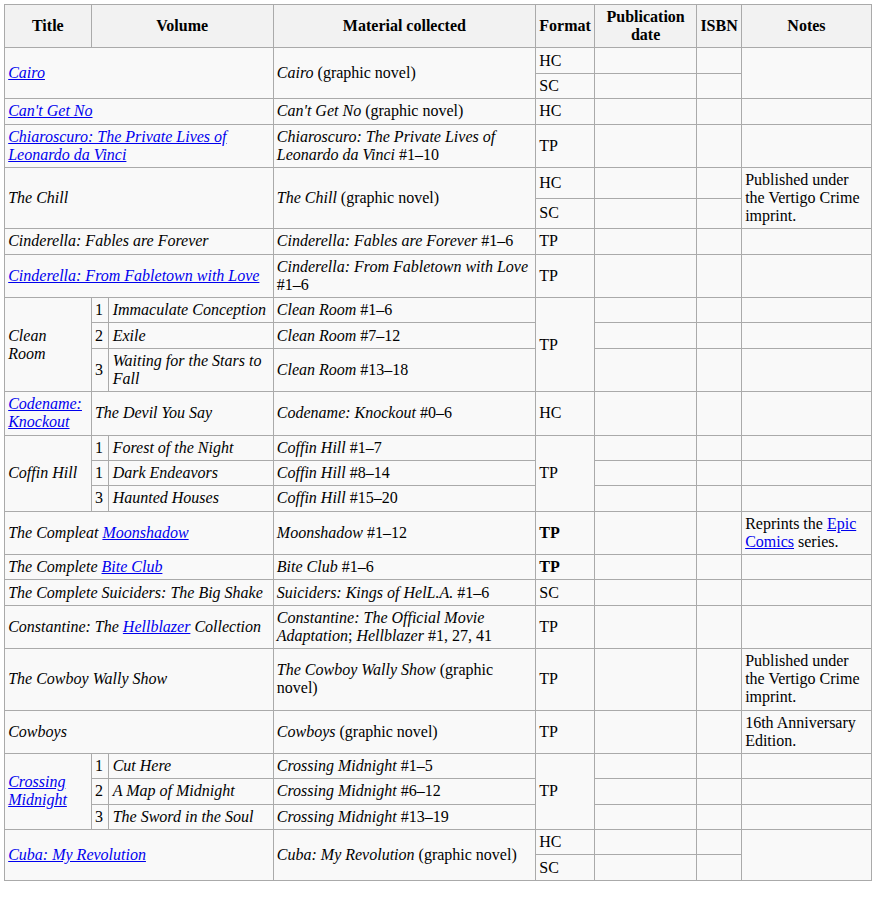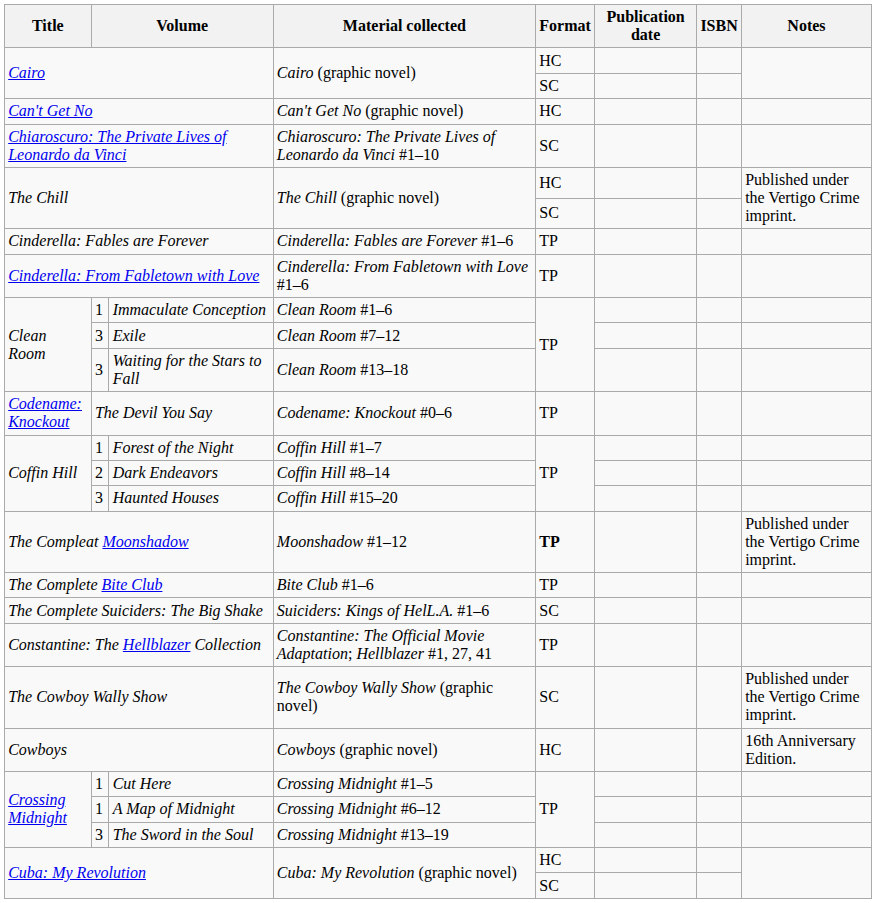(549, 145) TP -> (549, 145) SC
(99, 335) 2 -> (99, 335) 3
(550, 413) HC -> (549, 413) TP
(99, 473) 1 -> (99, 473) 2
(801, 532) Reprints the Epic Comics series. -> (802, 541) Published under the Vertigo Crime imprint.
(550, 567) bold -> (549, 585) normal
(549, 679) TP -> (549, 697) SC
(549, 731) TP -> (550, 749) HC
(99, 791) 2 -> (99, 809) 1
